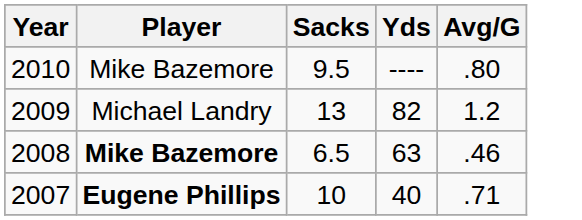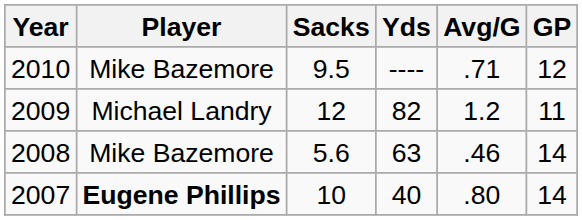+ column: (552, 26)
(482, 68) .80 -> (482, 68) .71
(331, 110) 13 -> (331, 110) 12
(182, 152) bold -> (182, 152) normal
(331, 152) 6.5 -> (331, 152) 5.6
(482, 195) .71 -> (482, 195) .80
